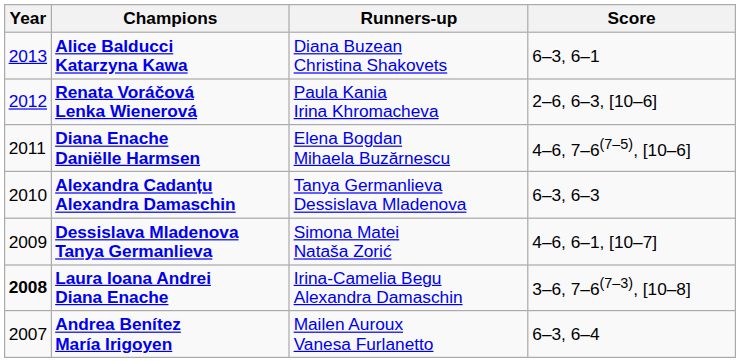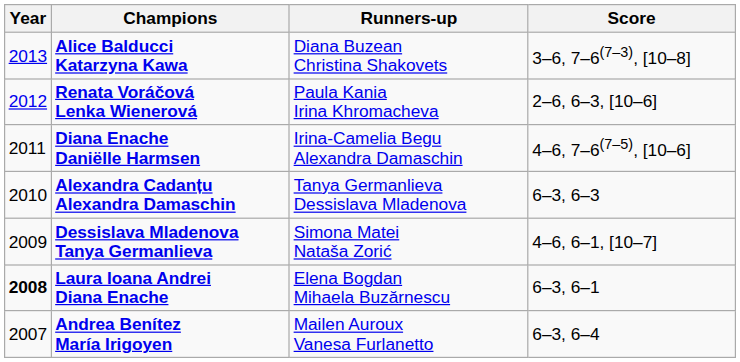(566, 56) 6–3, 6–1 -> (612, 56) 3–6, 7–6(7–3), [10–8]
(372, 149) Elena Bogdan Mihaela Buzărnescu -> (378, 149) Irina-Camelia Begu Alexandra Damaschin
(378, 288) Irina-Camelia Begu Alexandra Damaschin -> (372, 288) Elena Bogdan Mihaela Buzărnescu
(612, 288) 3–6, 7–6(7–3), [10–8] -> (566, 288) 6–3, 6–1
